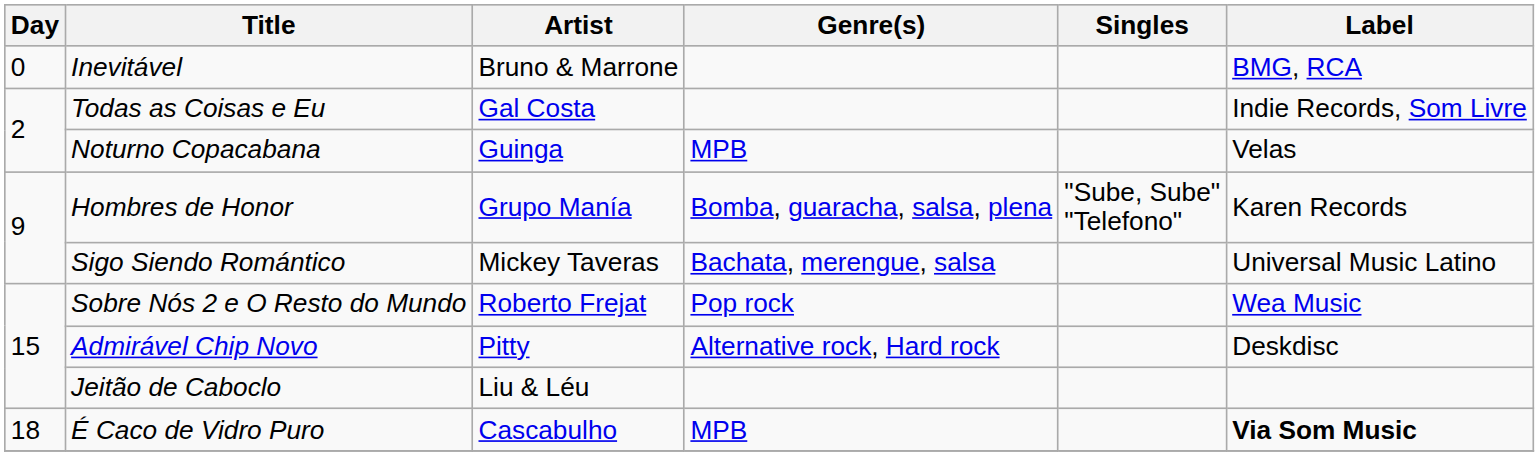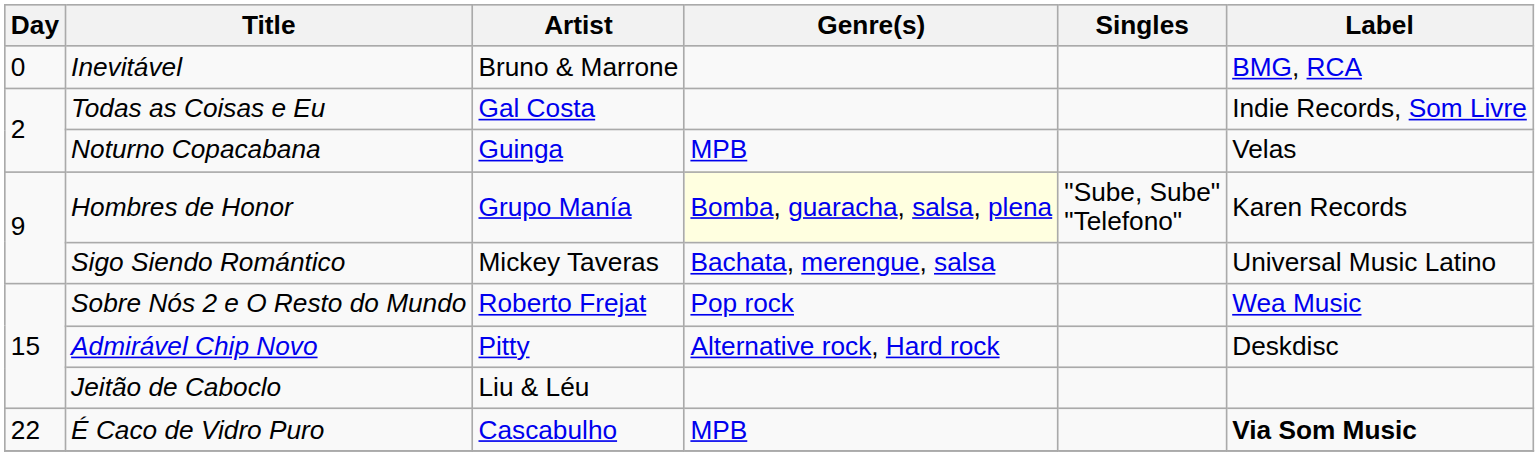(871, 206) no background -> (871, 206) lightyellow background
(25, 429) 18 -> (25, 429) 22
